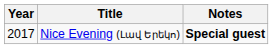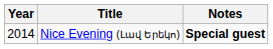(21, 33) 2017 -> (21, 33) 2014
